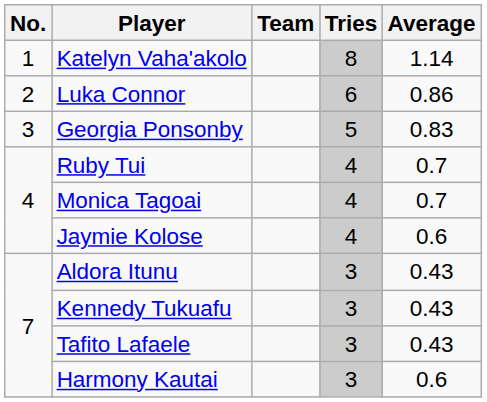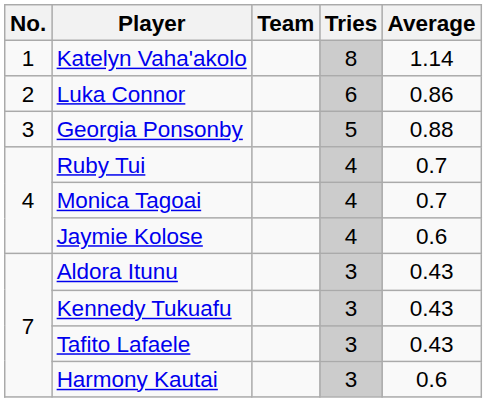(432, 130) 0.83 -> (432, 130) 0.88
